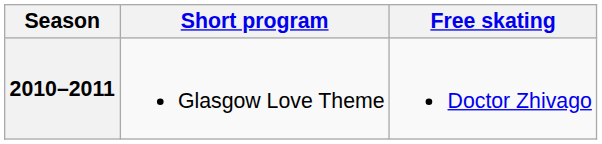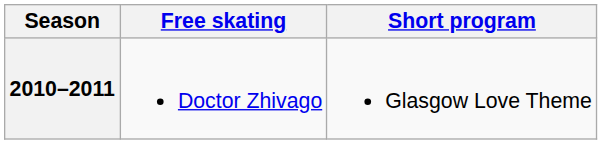columns swapped: (255, 21) <-> (493, 21)
